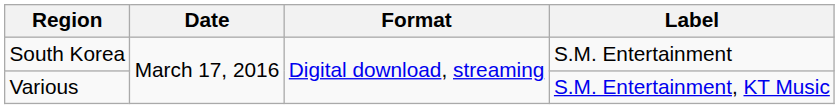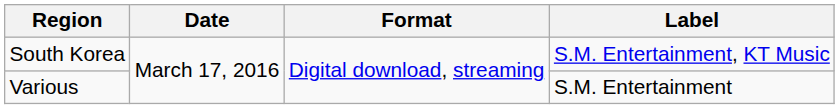(643, 53) S.M. Entertainment -> (692, 53) S.M. Entertainment, KT Music
(692, 86) S.M. Entertainment, KT Music -> (643, 86) S.M. Entertainment
